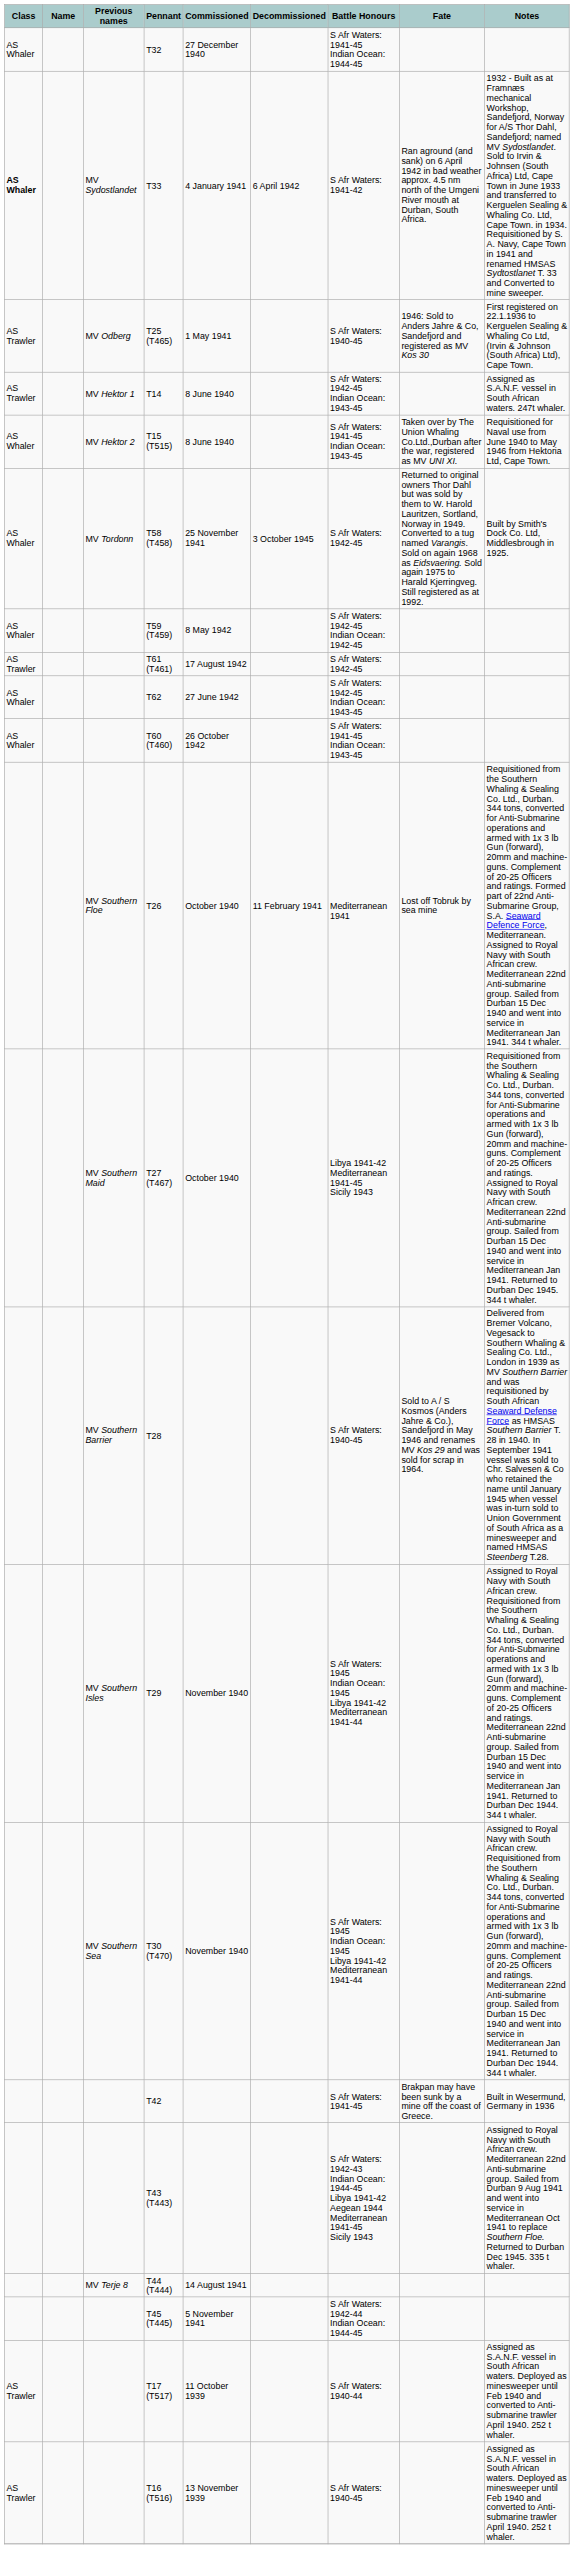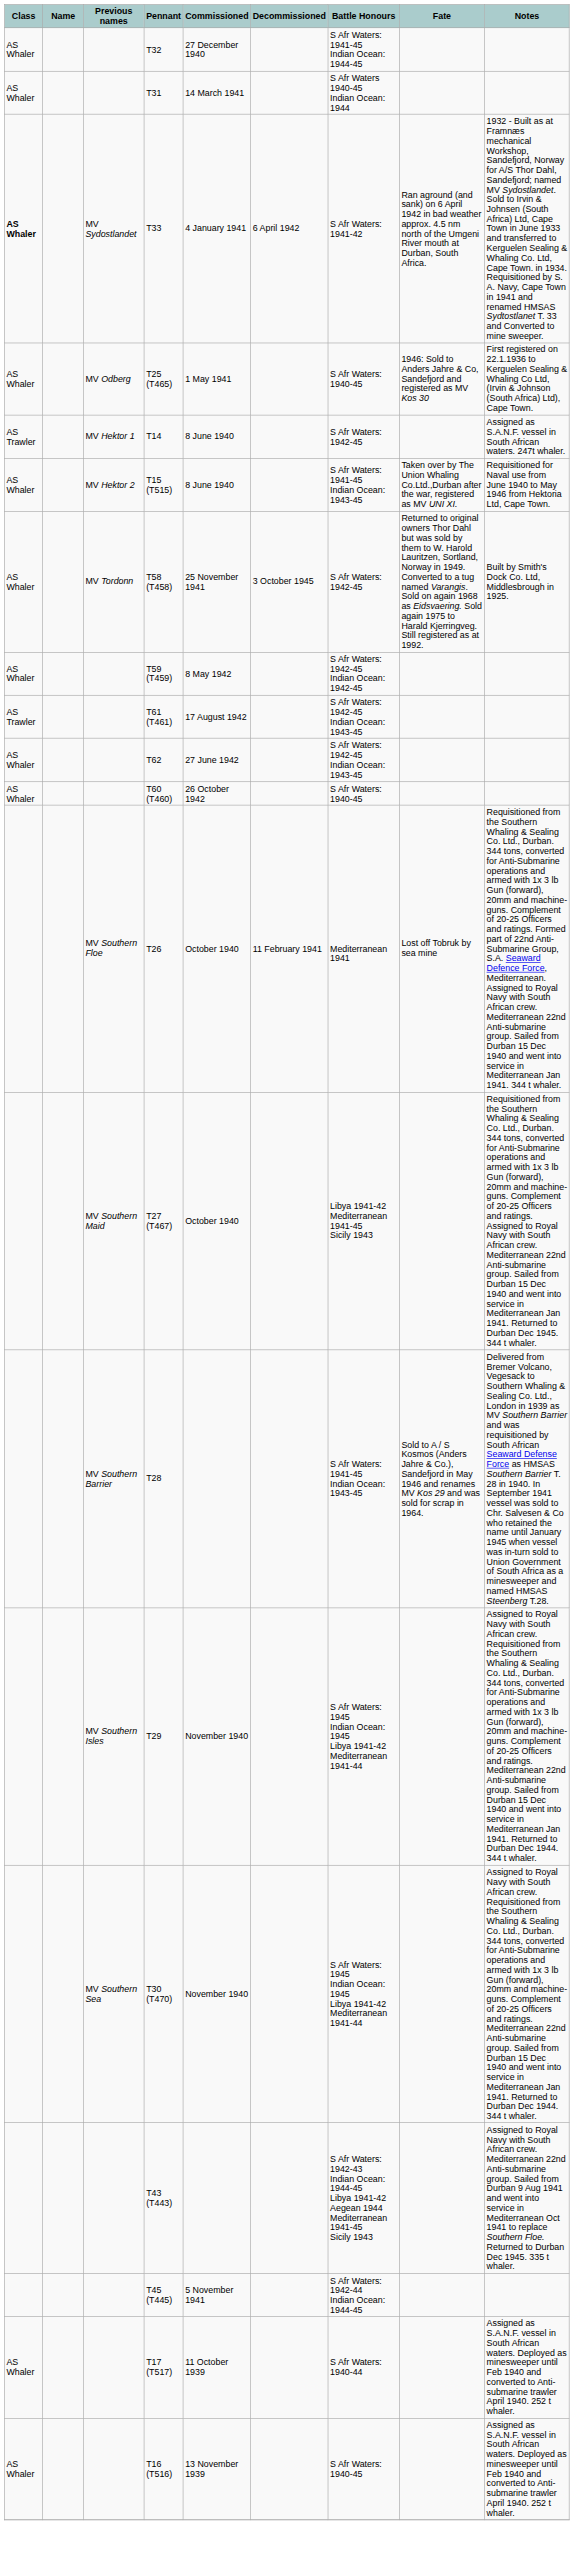+ row: (154, 92)
(21, 335) AS Trawler -> (20, 379) AS Whaler
(358, 393) S Afr Waters: 1942-45 Indian Ocean: 1943-45 -> (356, 436) S Afr Waters: 1942-45
(356, 663) S Afr Waters: 1942-45 -> (358, 716) S Afr Waters: 1942-45 Indian Ocean: 1943-45
(358, 740) S Afr Waters: 1941-45 Indian Ocean: 1943-45 -> (356, 793) S Afr Waters: 1940-45
(356, 1435) S Afr Waters: 1940-45 -> (358, 1478) S Afr Waters: 1941-45 Indian Ocean: 1943-45
- row: (154, 2101)
- row: (159, 2285)
(21, 2391) AS Trawler -> (20, 2367) AS Whaler
(21, 2492) AS Trawler -> (20, 2469) AS Whaler
